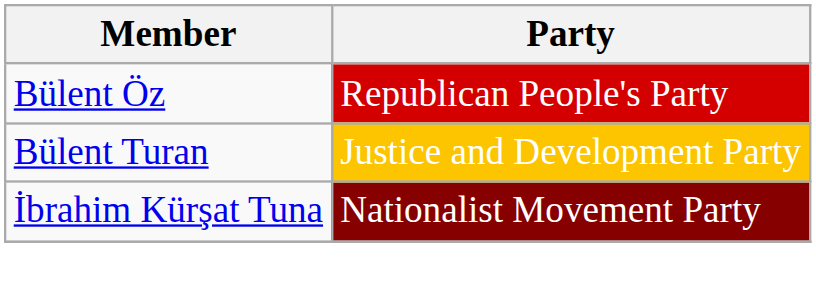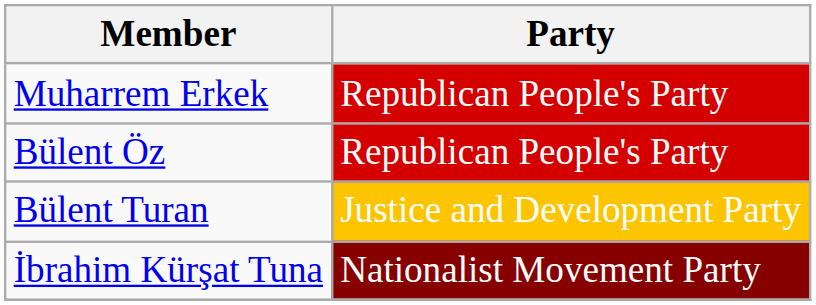+ row: (141, 92)
